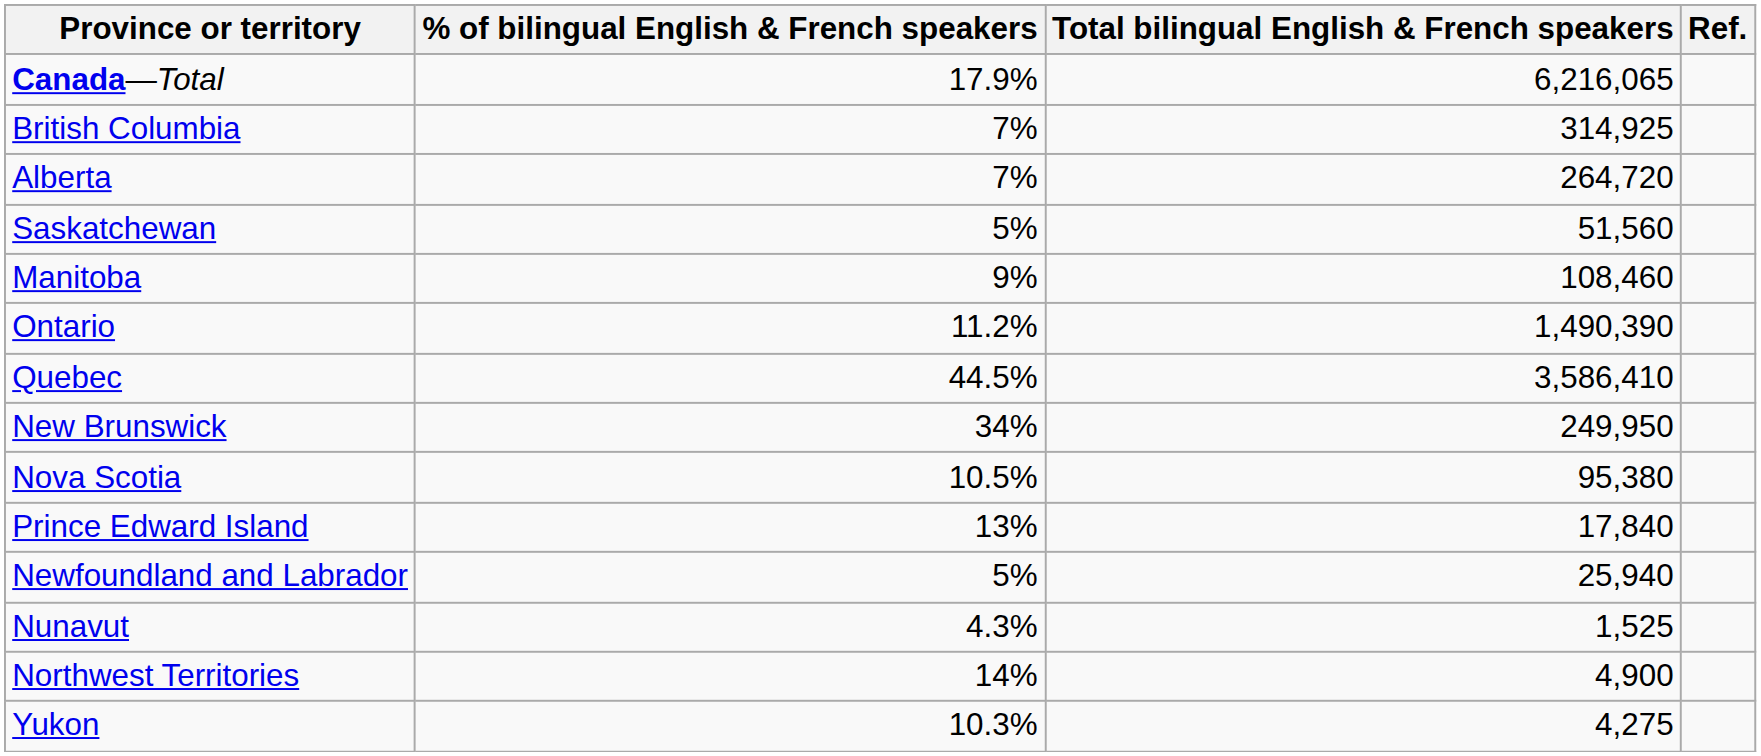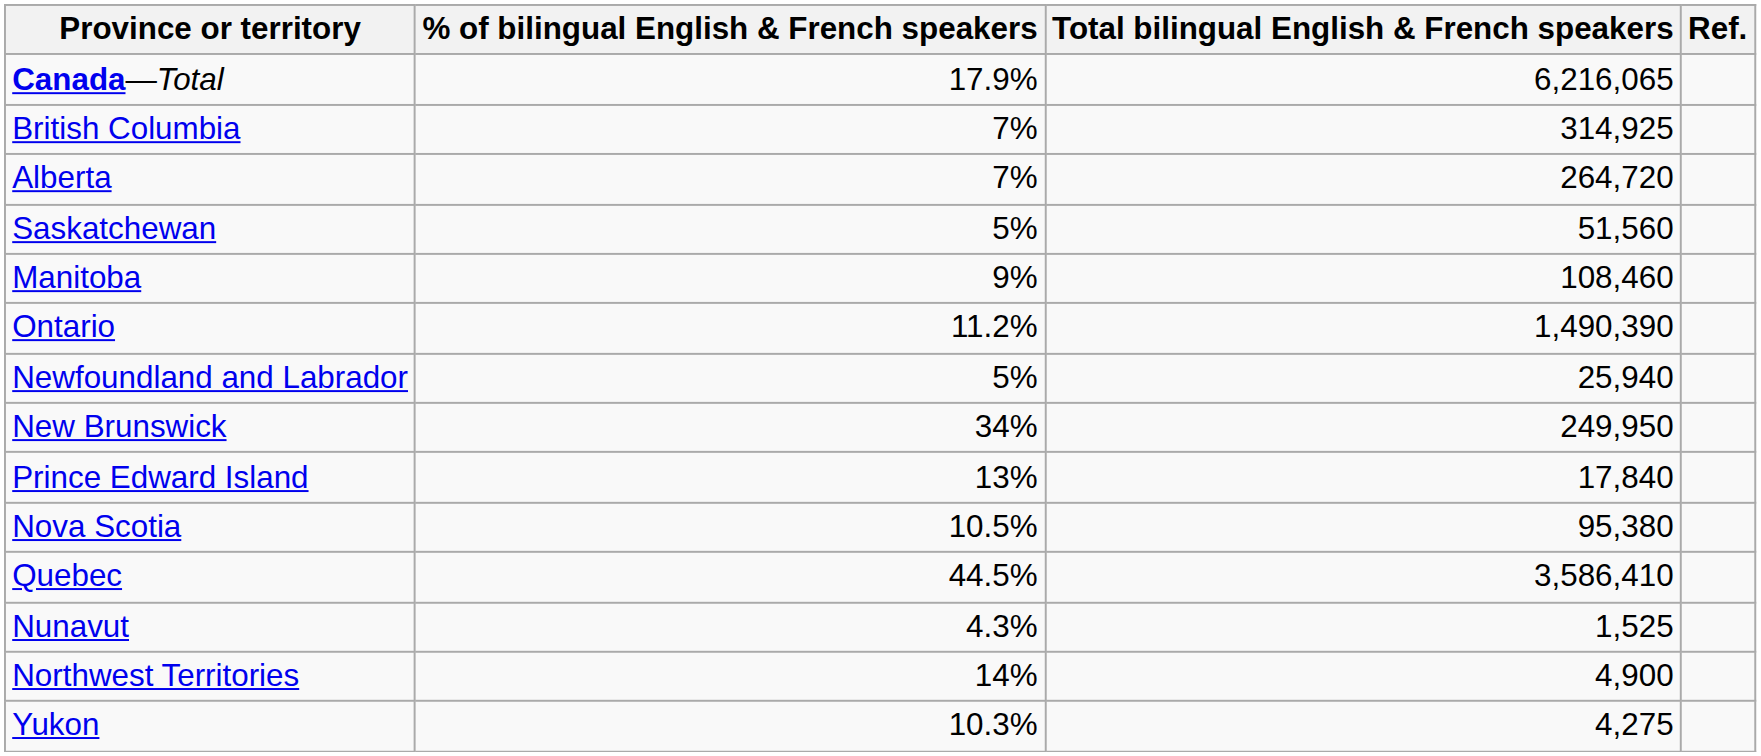rows swapped: (67, 377) <-> (210, 576)
rows swapped: (97, 476) <-> (160, 526)
